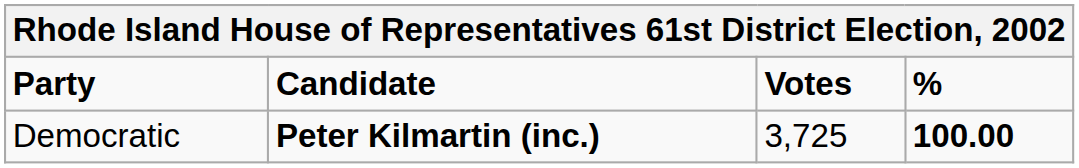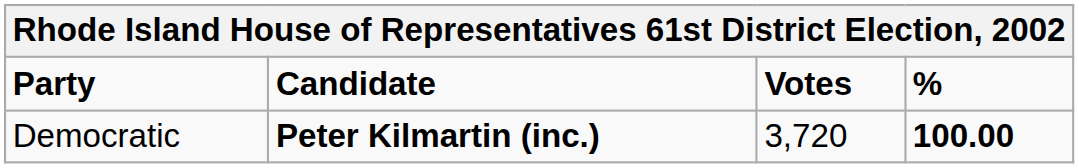(806, 135) 3,725 -> (806, 135) 3,720
